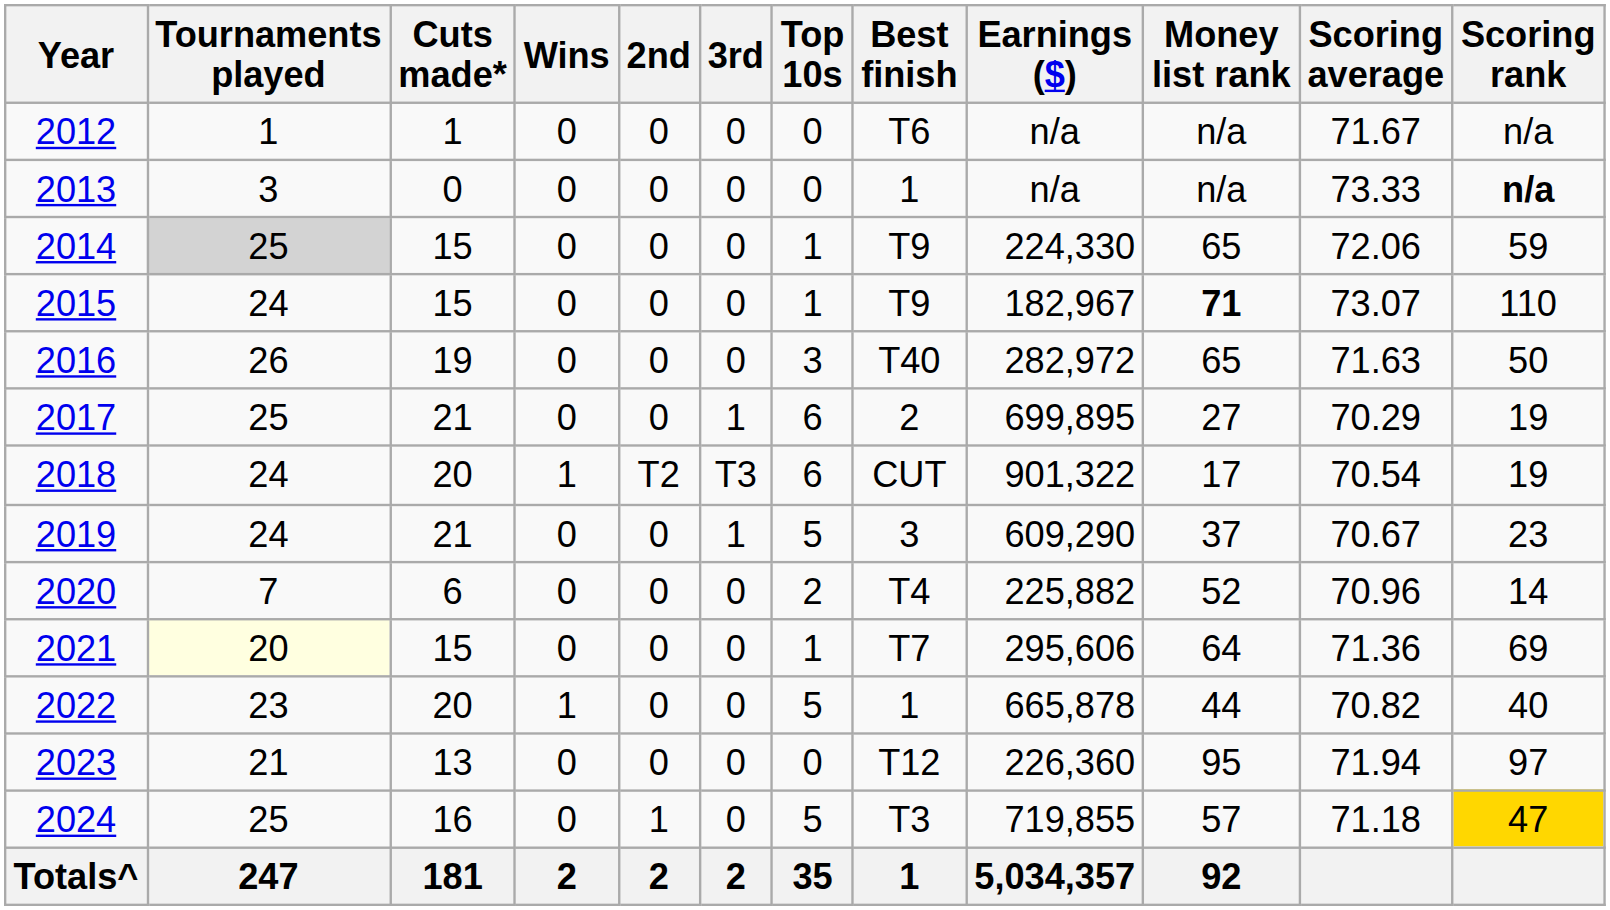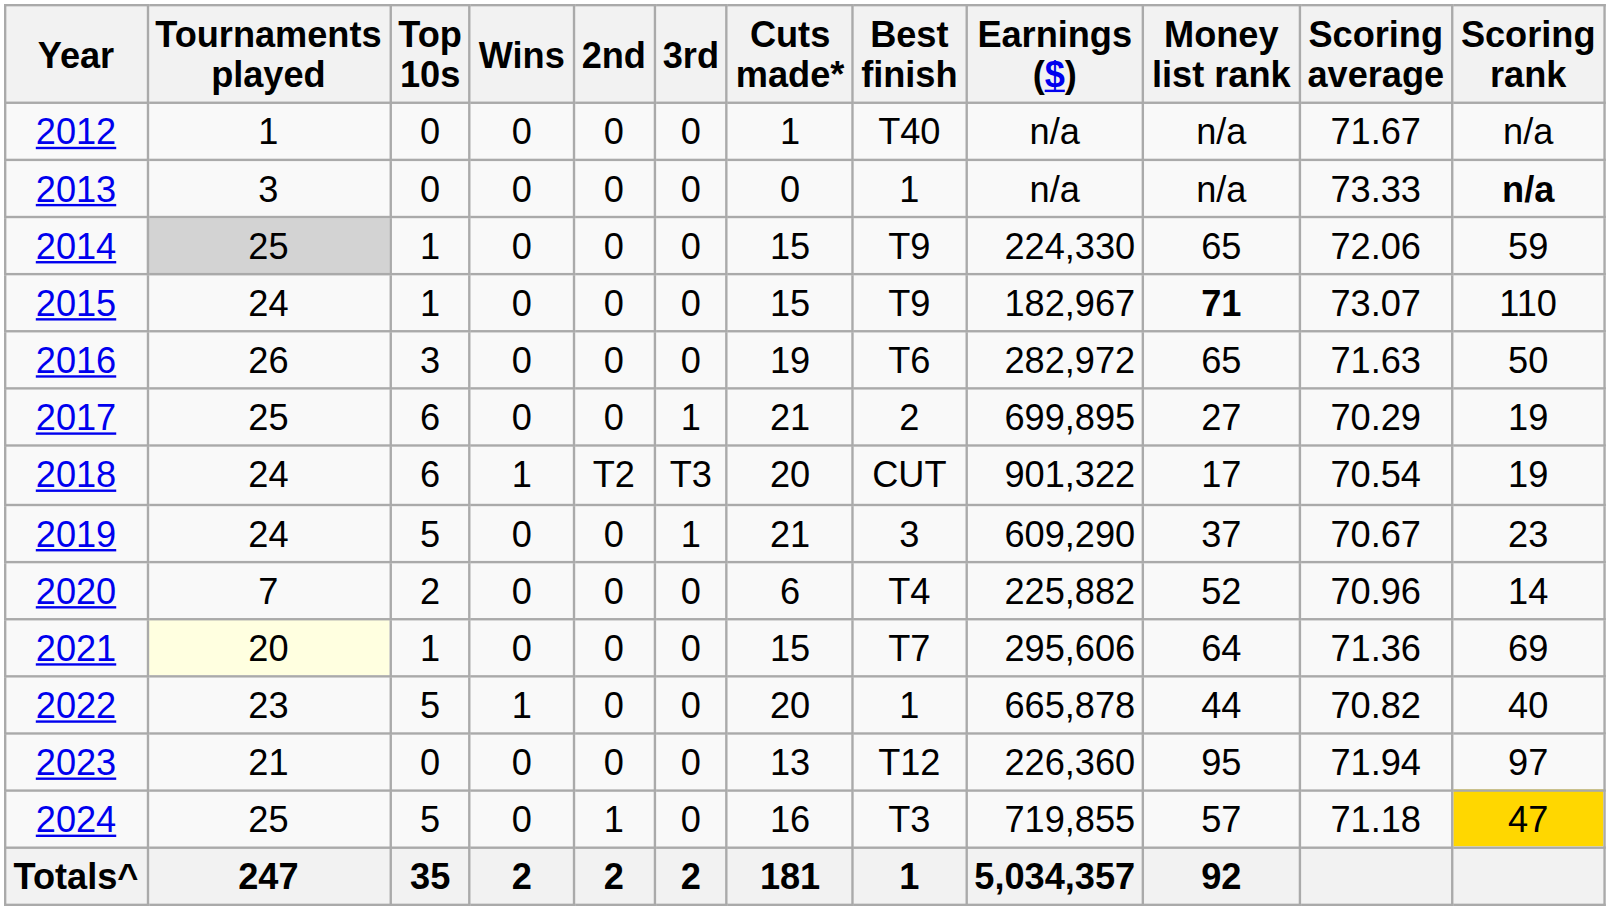columns swapped: (453, 54) <-> (813, 54)
(909, 132) T6 -> (909, 132) T40
(909, 361) T40 -> (909, 361) T6
